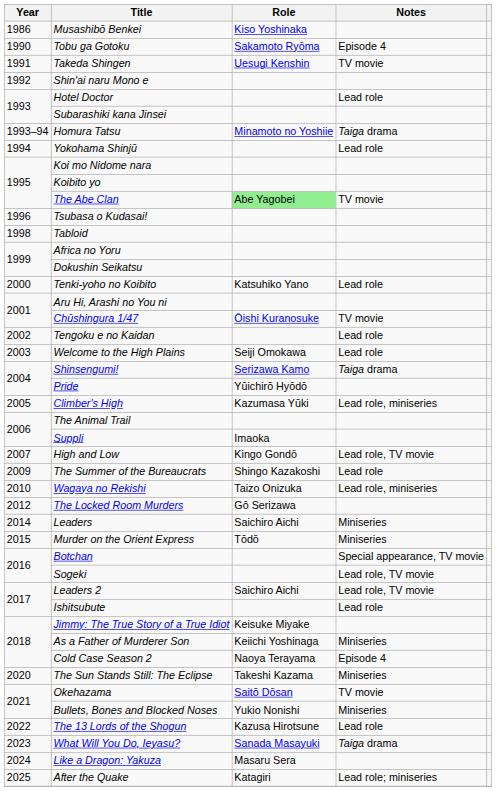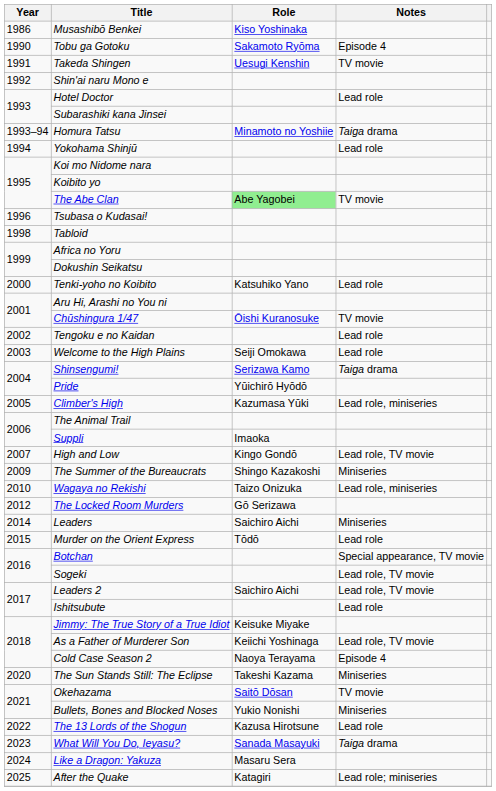(361, 472) Lead role -> (362, 472) Miniseries
(362, 540) Miniseries -> (361, 540) Lead role
(362, 642) Miniseries -> (386, 642) Lead role, TV movie
